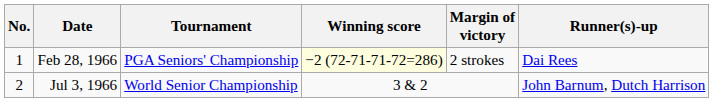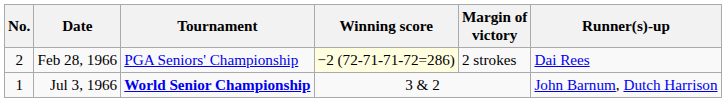(19, 60) 1 -> (19, 60) 2
(19, 85) 2 -> (19, 85) 1
(211, 85) normal -> (217, 85) bold
